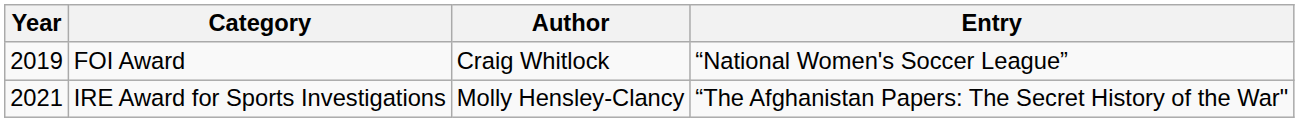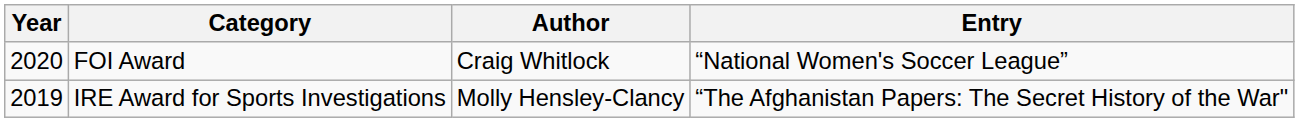(37, 60) 2019 -> (37, 60) 2020
(37, 98) 2021 -> (37, 98) 2019
